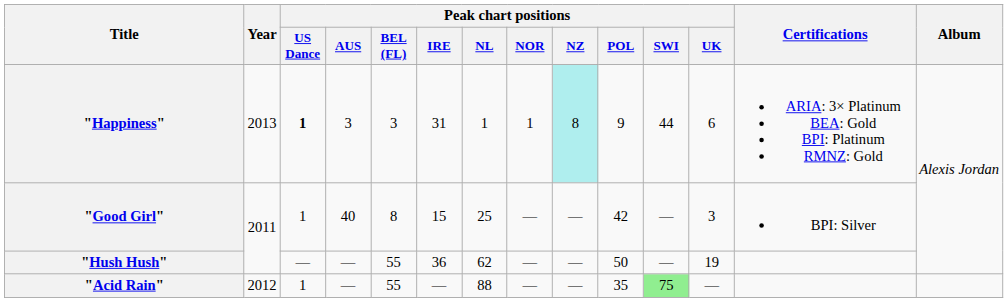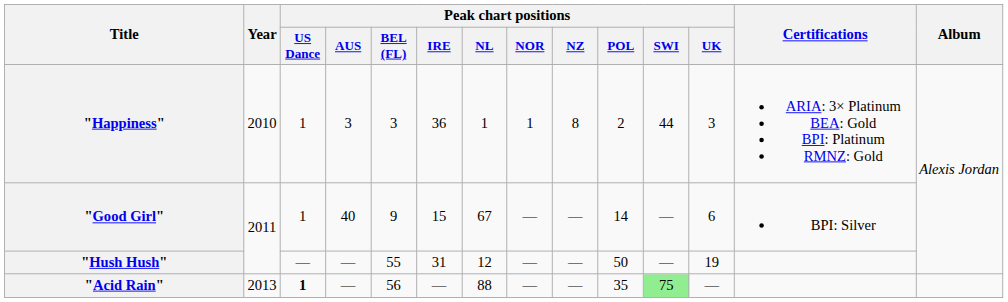(262, 123) 2013 -> (262, 123) 2010
(303, 123) bold -> (303, 123) normal
(439, 123) 31 -> (439, 123) 36
(575, 123) paleturquoise background -> (575, 123) no background
(621, 123) 9 -> (621, 123) 2
(712, 123) 6 -> (712, 123) 3
(394, 216) 8 -> (394, 216) 9
(484, 216) 25 -> (484, 216) 67
(621, 216) 42 -> (621, 216) 14
(712, 216) 3 -> (712, 216) 6
(439, 262) 36 -> (439, 262) 31
(484, 262) 62 -> (484, 262) 12
(262, 285) 2012 -> (262, 285) 2013
(303, 285) normal -> (303, 285) bold
(394, 285) 55 -> (394, 285) 56
